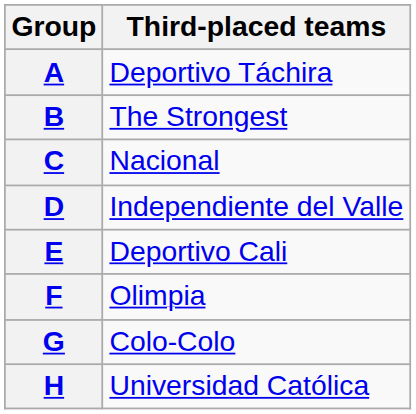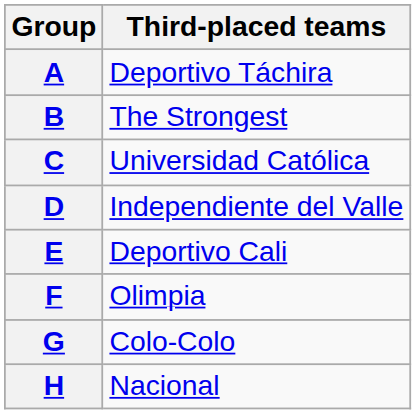(165, 161) Nacional -> (239, 161) Universidad Católica
(239, 386) Universidad Católica -> (165, 386) Nacional
